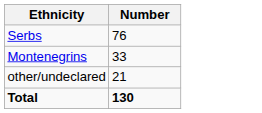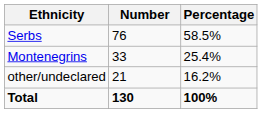+ column: (219, 14)
